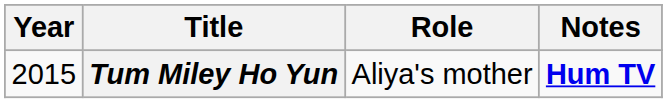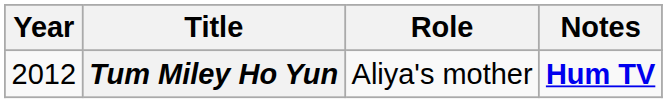(44, 73) 2015 -> (44, 73) 2012
